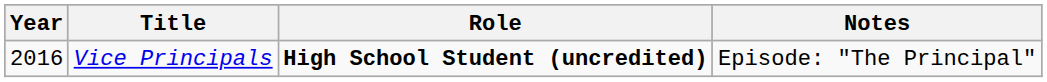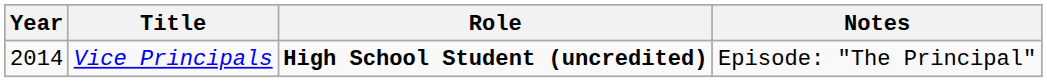(37, 59) 2016 -> (37, 59) 2014
